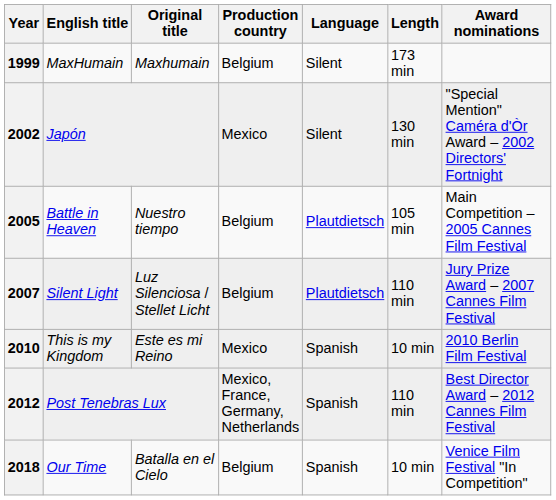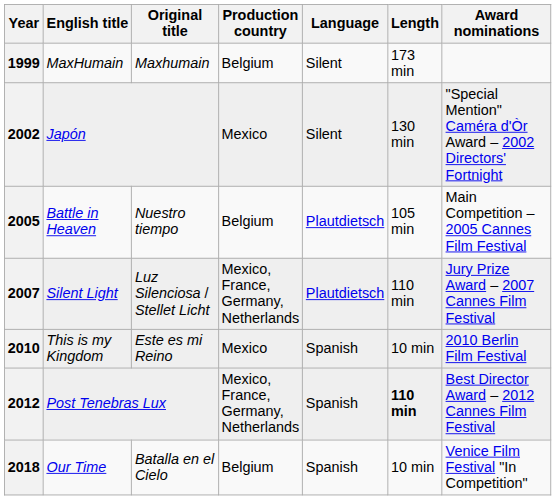(248, 293) Belgium -> (260, 293) Mexico, France, Germany, Netherlands
(403, 404) normal -> (404, 404) bold
